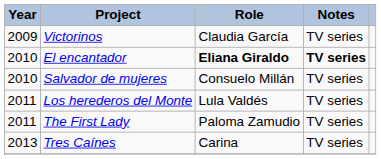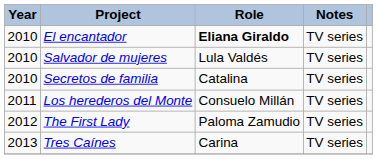- row: (73, 36)
(336, 57) bold -> (335, 36) normal
(246, 79) Consuelo Millán -> (233, 57) Lula Valdés
+ row: (101, 79)
(233, 100) Lula Valdés -> (246, 100) Consuelo Millán
(22, 121) 2011 -> (22, 121) 2012
